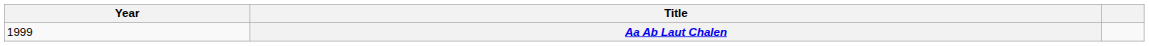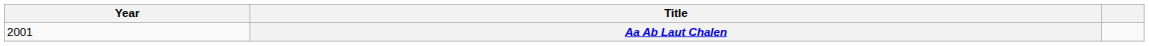(20, 31) 1999 -> (20, 31) 2001
